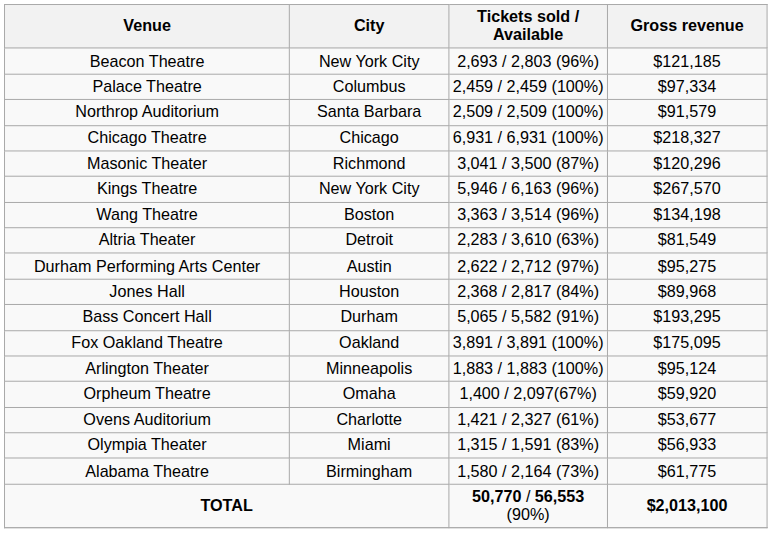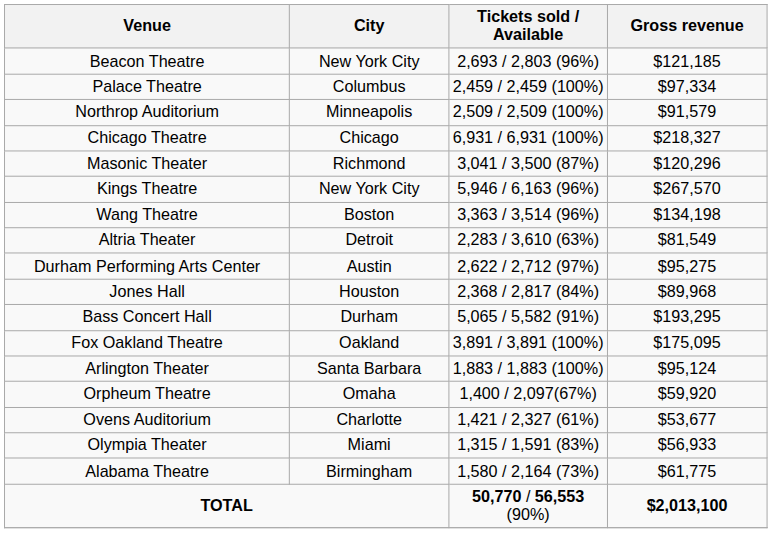(369, 112) Santa Barbara -> (369, 112) Minneapolis
(369, 368) Minneapolis -> (369, 368) Santa Barbara
